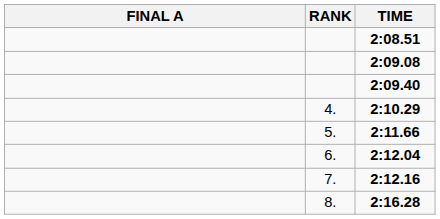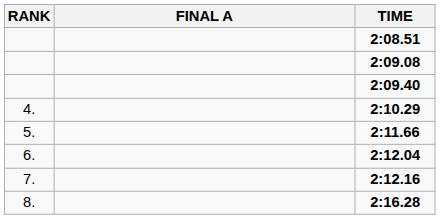columns swapped: (330, 16) <-> (155, 16)
